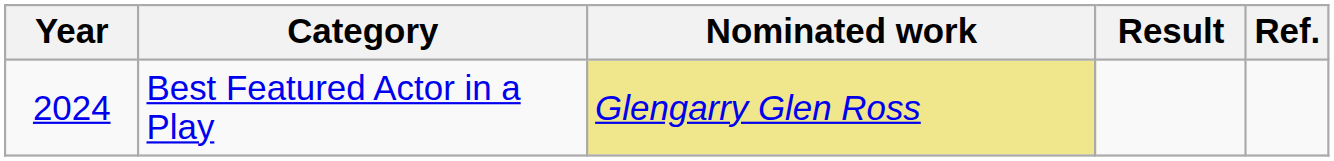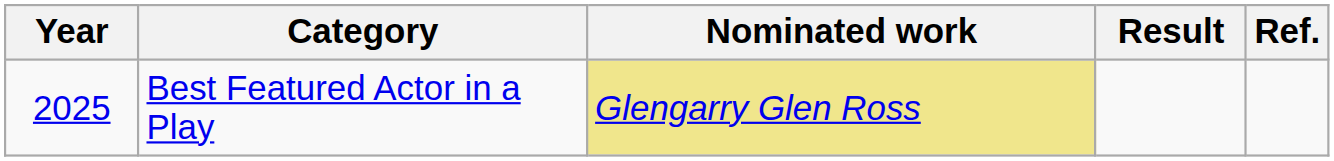(72, 107) 2024 -> (72, 107) 2025
